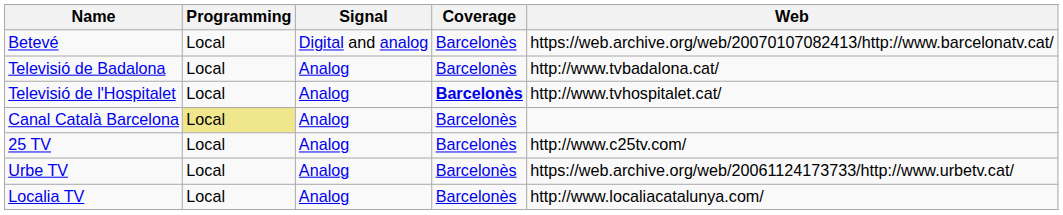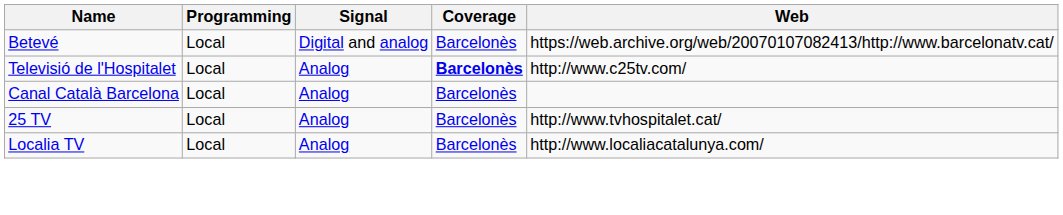- row: (87, 68)
(626, 94) http://www.tvhospitalet.cat/ -> (608, 68) http://www.c25tv.com/
(206, 119) khaki background -> (206, 94) no background
(608, 145) http://www.c25tv.com/ -> (626, 119) http://www.tvhospitalet.cat/
- row: (38, 171)
